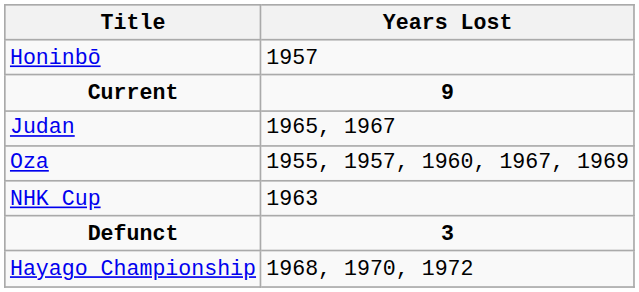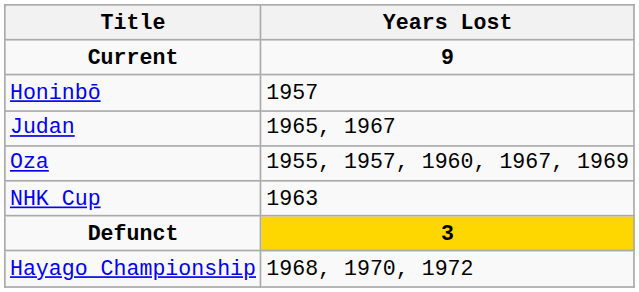rows swapped: (133, 93) <-> (55, 58)
(448, 233) no background -> (448, 233) gold background
